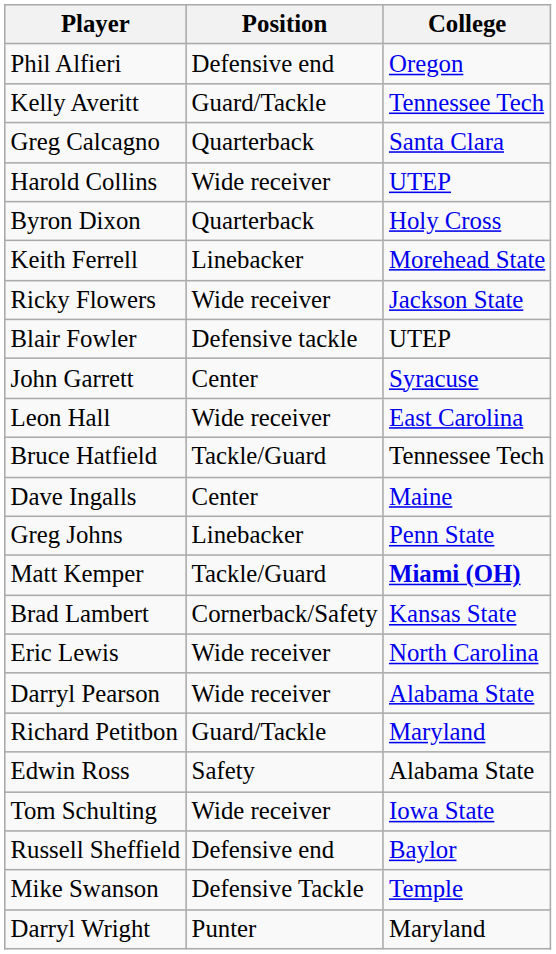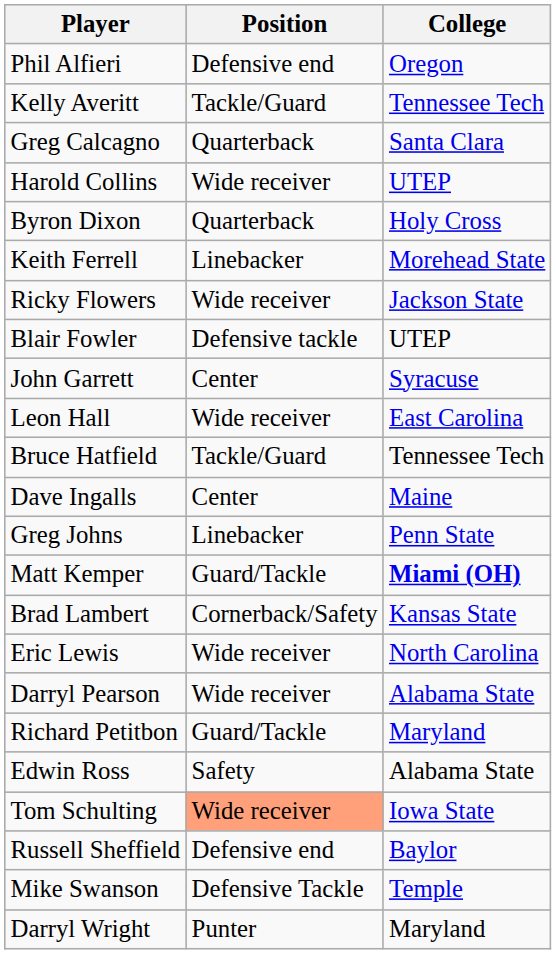(259, 102) Guard/Tackle -> (259, 102) Tackle/Guard
(259, 574) Tackle/Guard -> (259, 574) Guard/Tackle
(261, 810) no background -> (261, 810) lightsalmon background
